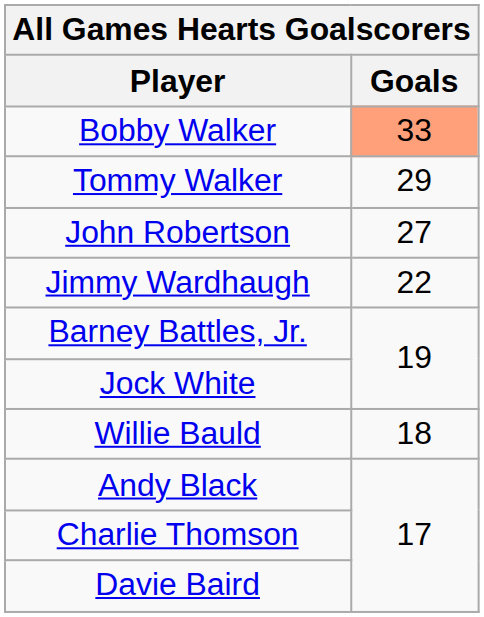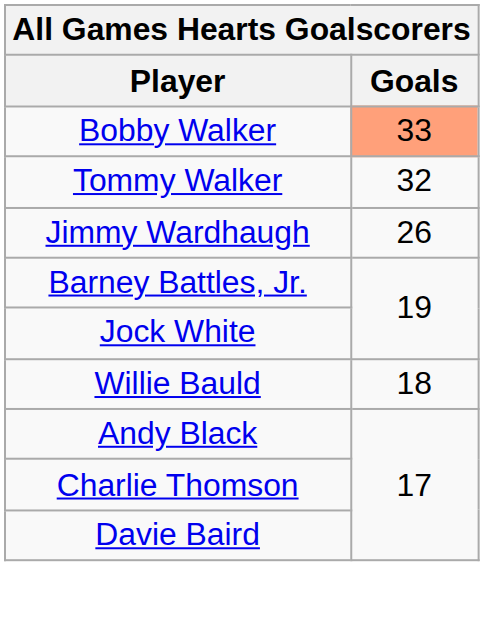(414, 181) 29 -> (414, 181) 32
- row: (178, 231)
(414, 282) 22 -> (414, 231) 26
